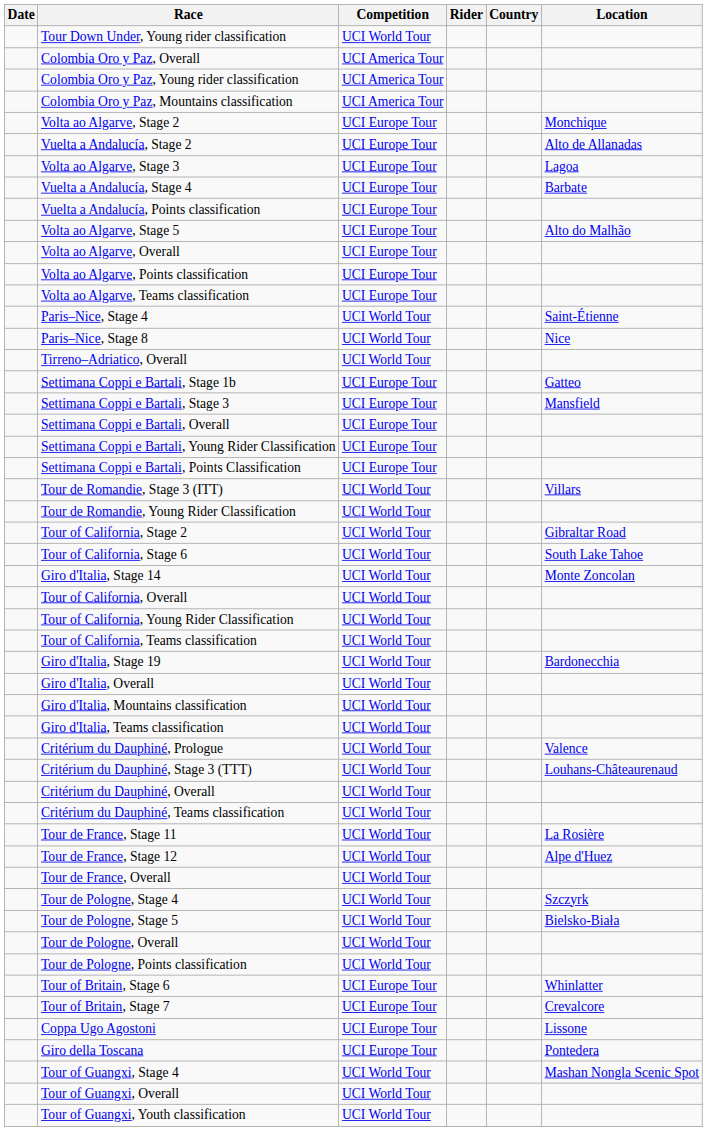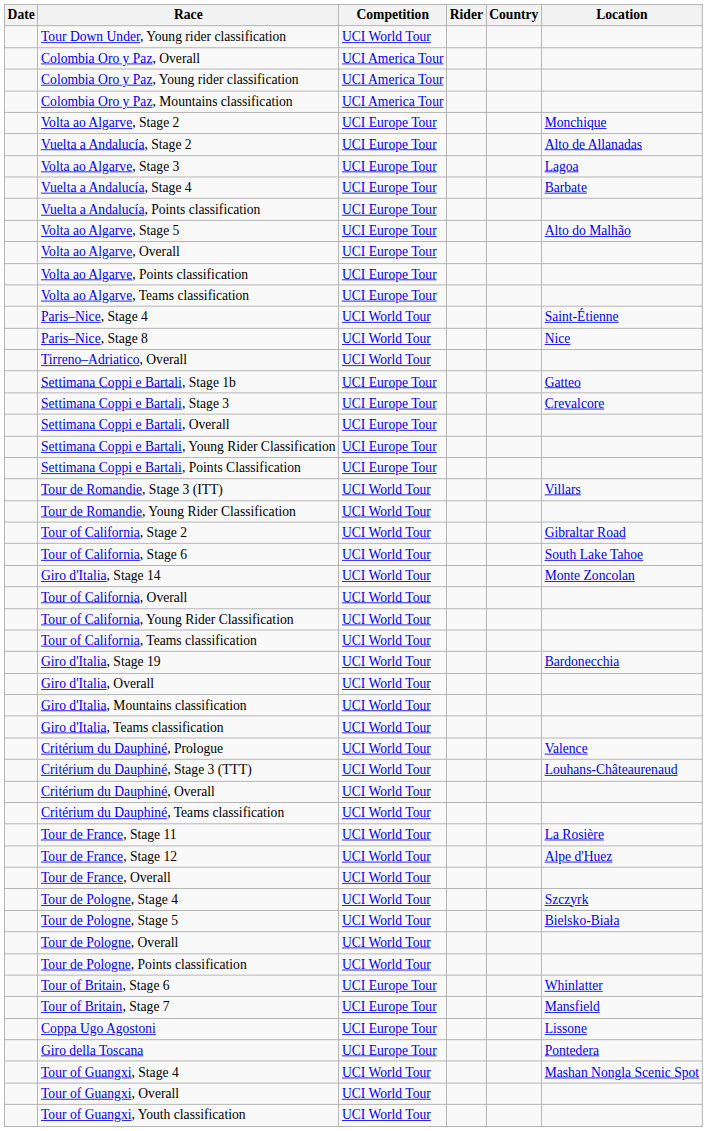(572, 403) Mansfield -> (574, 403) Crevalcore
(574, 1007) Crevalcore -> (572, 1007) Mansfield
